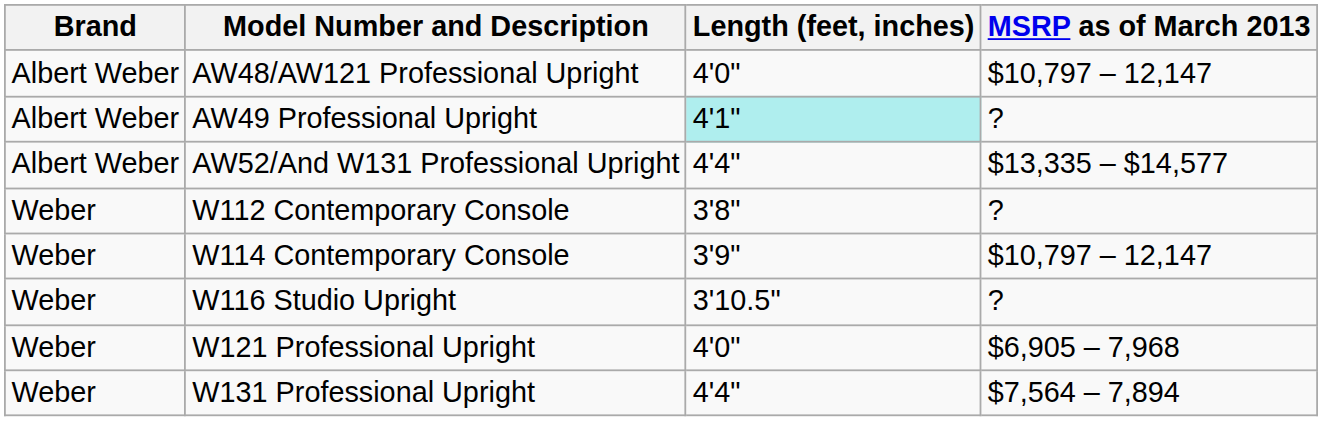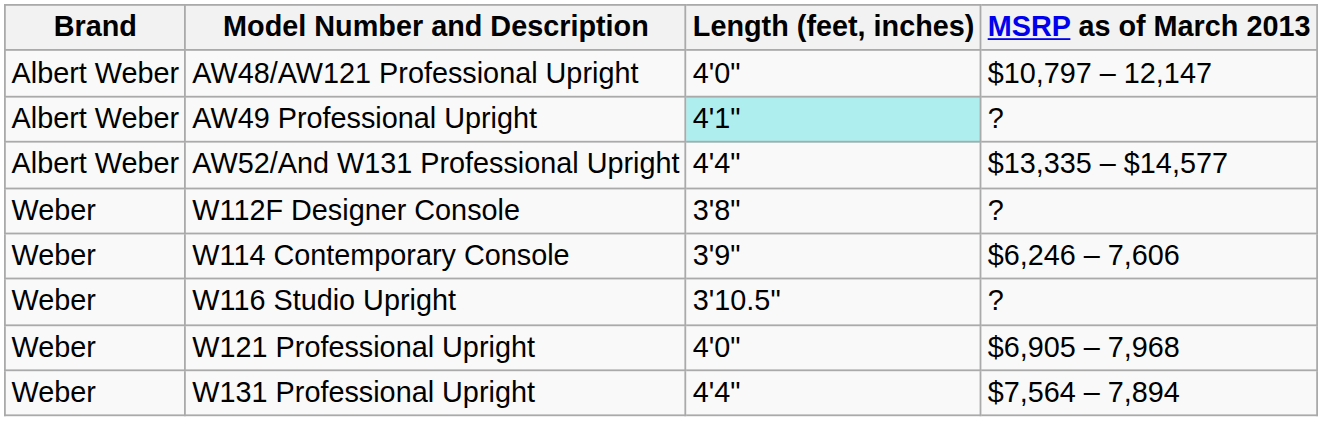- row: (381, 210)
+ row: (356, 210)
(1100, 255) $10,797 – 12,147 -> (1084, 255) $6,246 – 7,606
